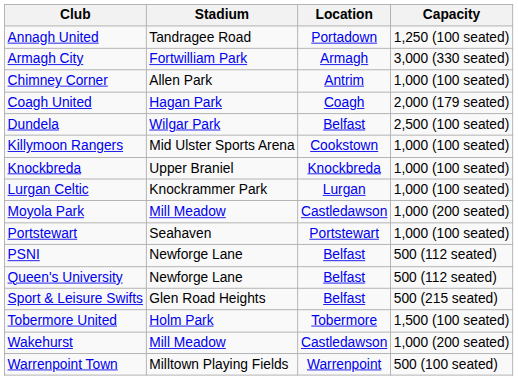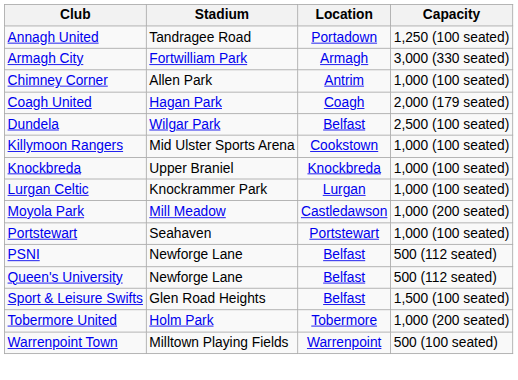(446, 299) 500 (215 seated) -> (451, 299) 1,500 (100 seated)
(451, 320) 1,500 (100 seated) -> (451, 320) 1,000 (200 seated)
- row: (40, 342)
